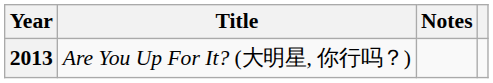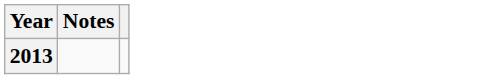- column: (237, 21)
